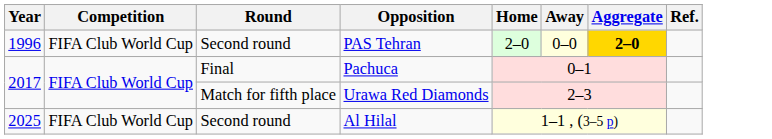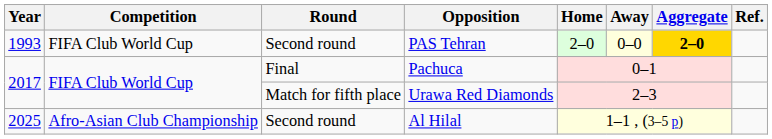(25, 43) 1996 -> (25, 43) 1993
(121, 120) FIFA Club World Cup -> (153, 120) Afro-Asian Club Championship
